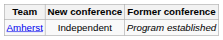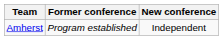columns swapped: (172, 12) <-> (85, 12)
